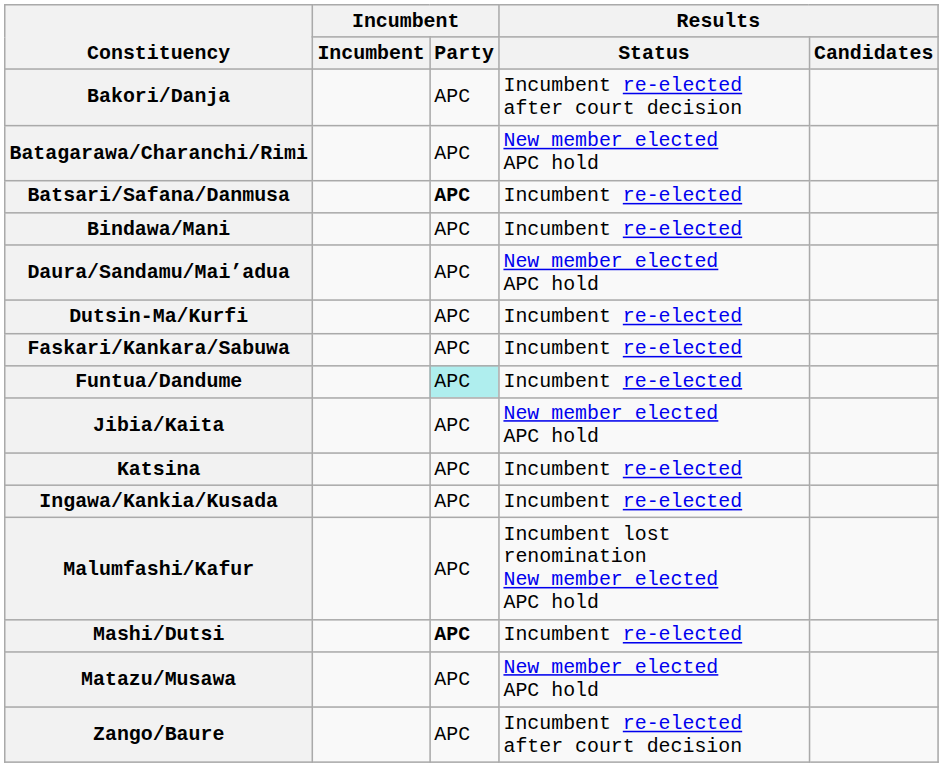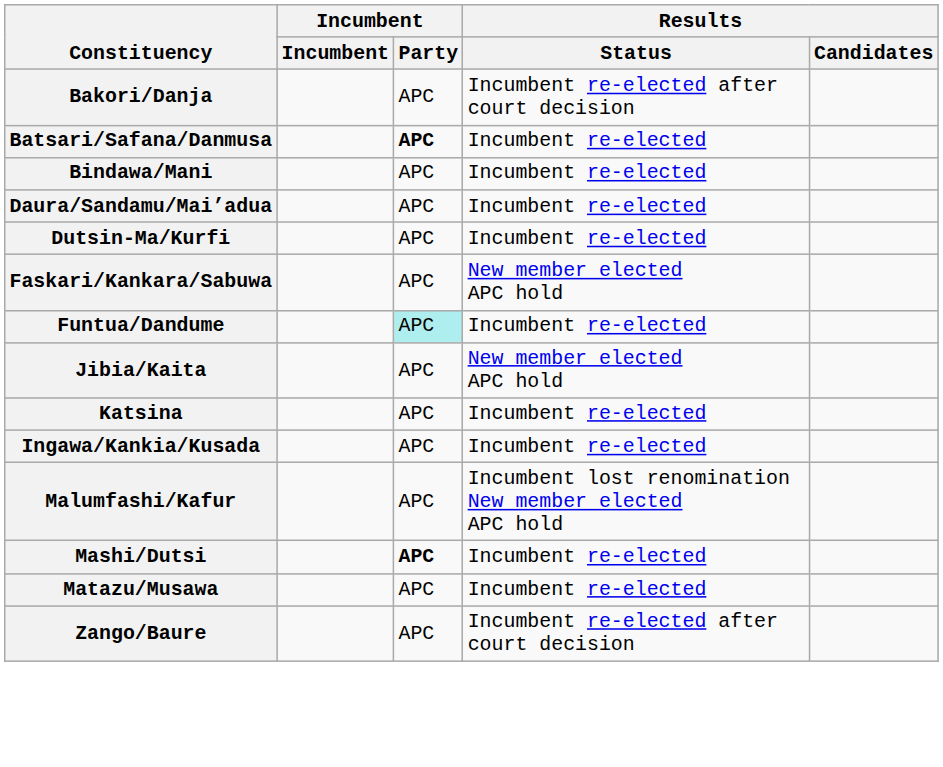- row: (159, 153)
(611, 273) New member elected APC hold -> (587, 206) Incumbent re-elected
(623, 349) Incumbent re-elected -> (575, 282) New member elected APC hold
(611, 679) New member elected APC hold -> (587, 590) Incumbent re-elected
